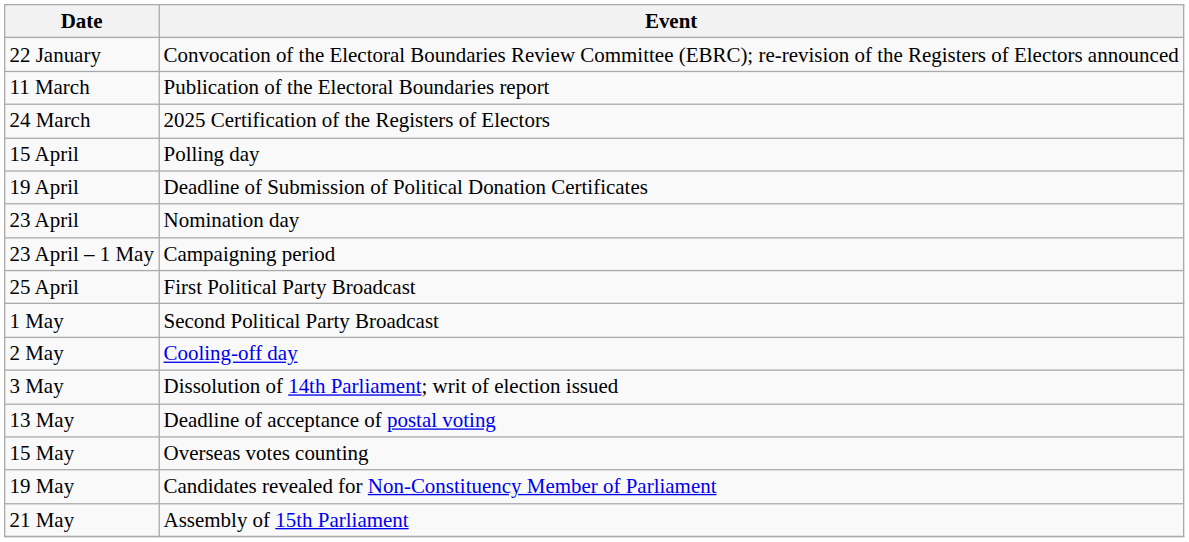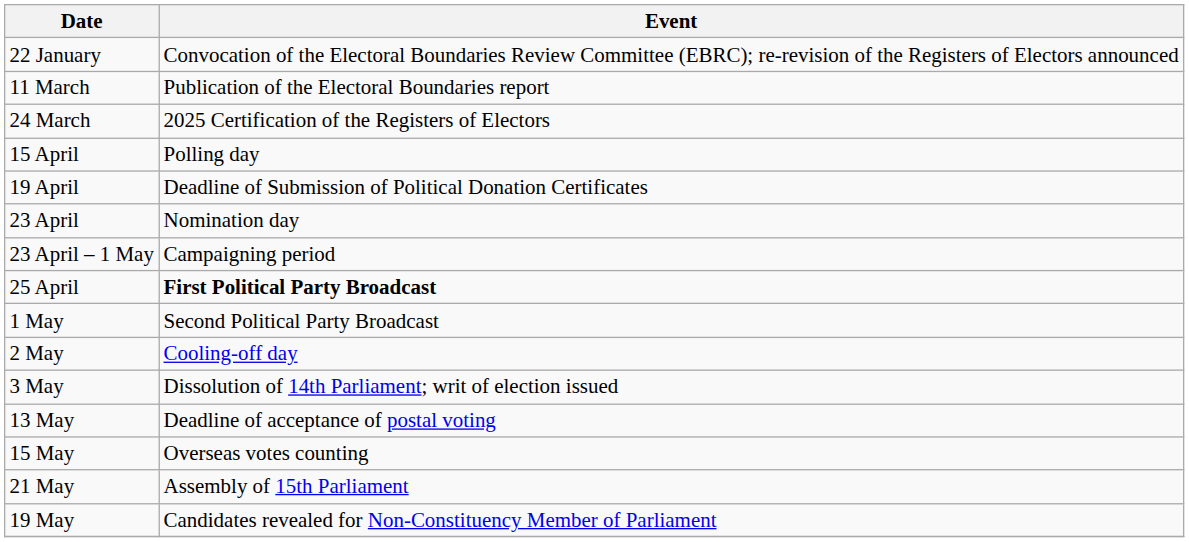(290, 287) normal -> (300, 287) bold
rows swapped: (42, 486) <-> (42, 519)
